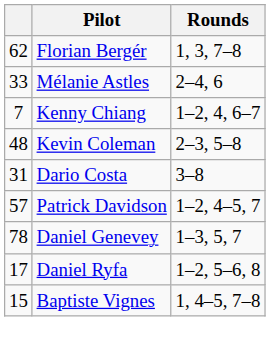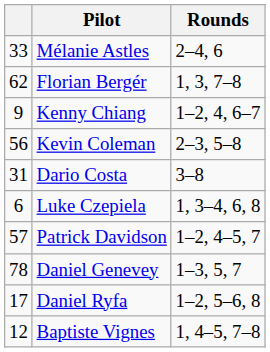rows swapped: (93, 82) <-> (92, 51)
(18, 113) 7 -> (18, 113) 9
(18, 144) 48 -> (18, 144) 56
+ row: (91, 206)
(18, 299) 15 -> (18, 331) 12
